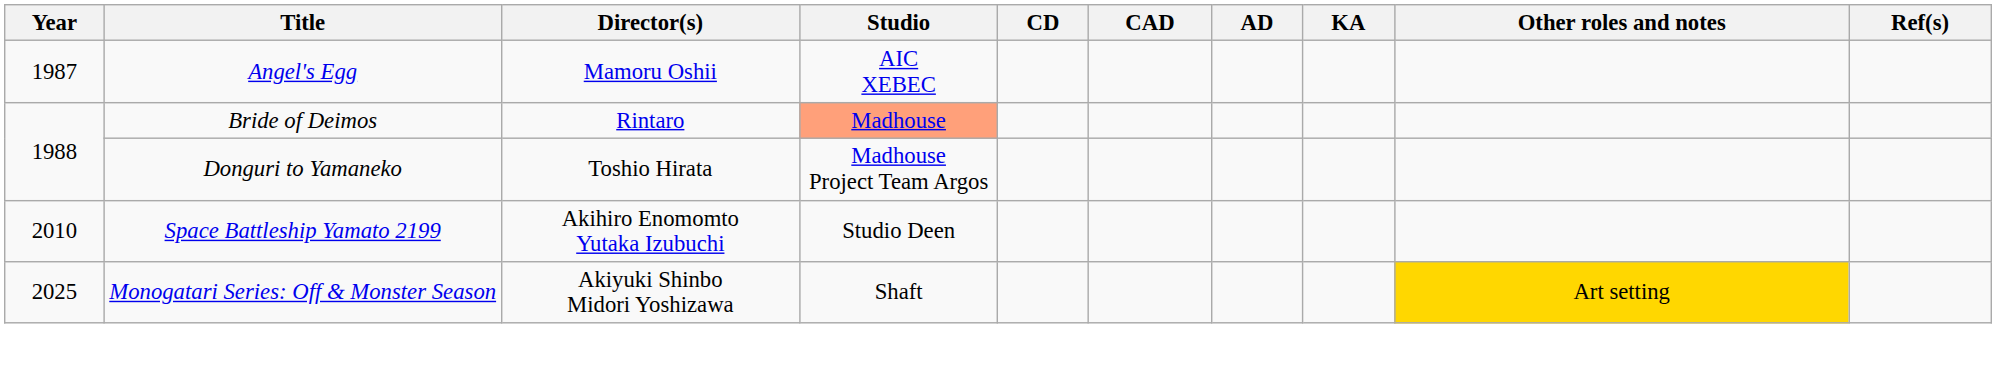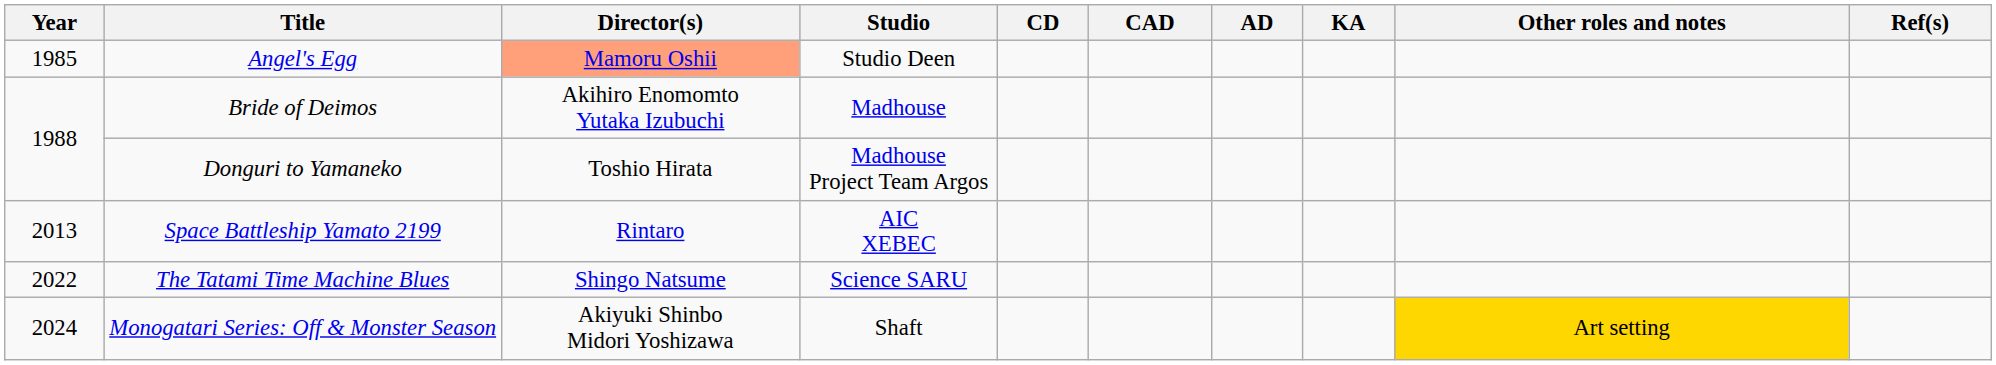(54, 71) 1987 -> (54, 58) 1985
(650, 71) no background -> (650, 58) lightsalmon background
(899, 71) AIC XEBEC -> (899, 58) Studio Deen
(650, 120) Rintaro -> (650, 107) Akihiro Enomomto Yutaka Izubuchi
(899, 120) lightsalmon background -> (899, 107) no background
(54, 230) 2010 -> (54, 230) 2013
(650, 230) Akihiro Enomomto Yutaka Izubuchi -> (650, 230) Rintaro
(899, 230) Studio Deen -> (899, 230) AIC XEBEC
+ row: (303, 279)
(54, 292) 2025 -> (54, 328) 2024
